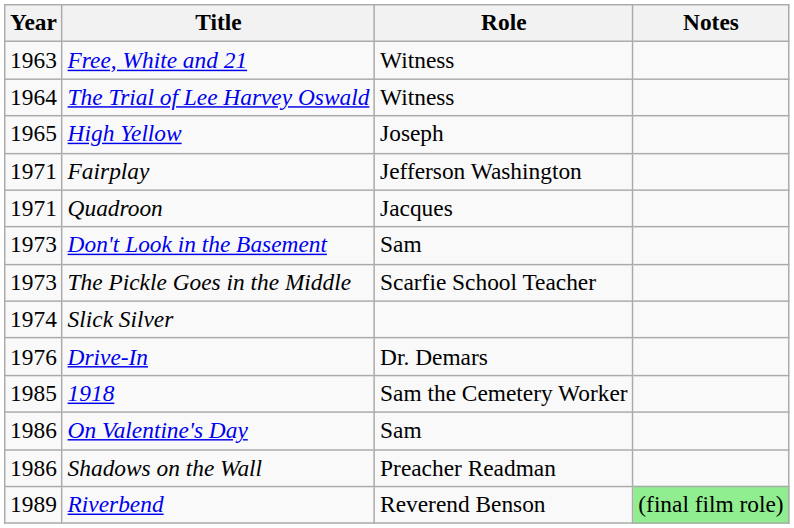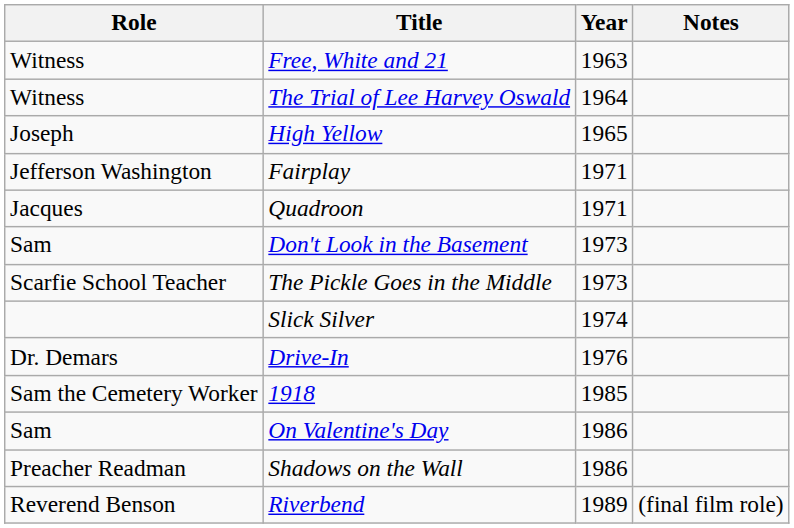columns swapped: (33, 23) <-> (504, 23)
(711, 504) lightgreen background -> (711, 504) no background
